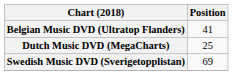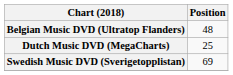(208, 29) 41 -> (208, 29) 48
